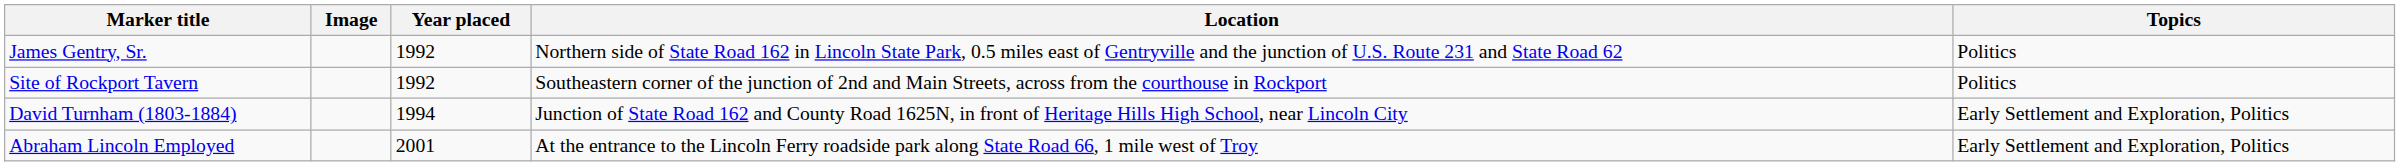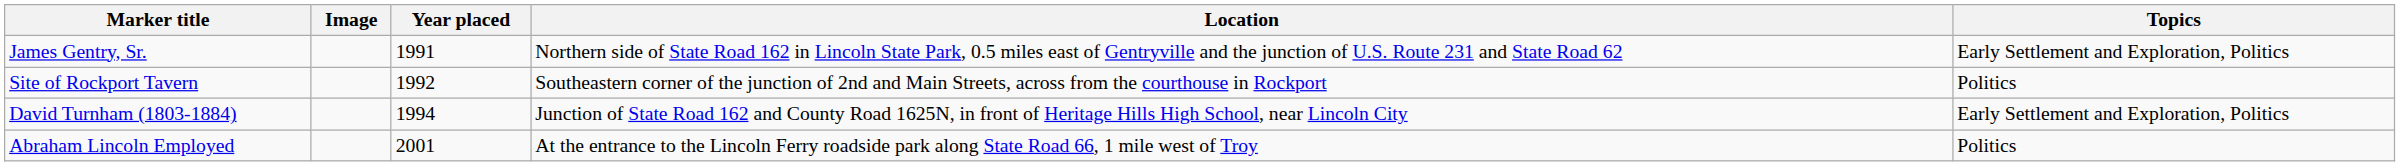(415, 51) 1992 -> (415, 51) 1991
(1987, 51) Politics -> (2123, 51) Early Settlement and Exploration, Politics
(2123, 144) Early Settlement and Exploration, Politics -> (1987, 144) Politics
